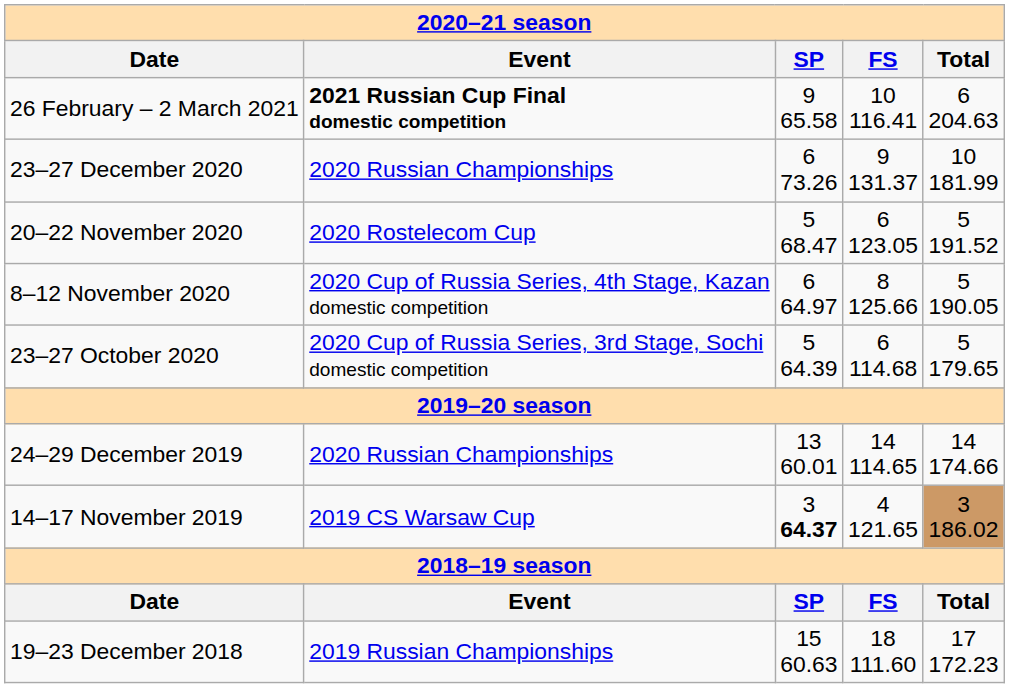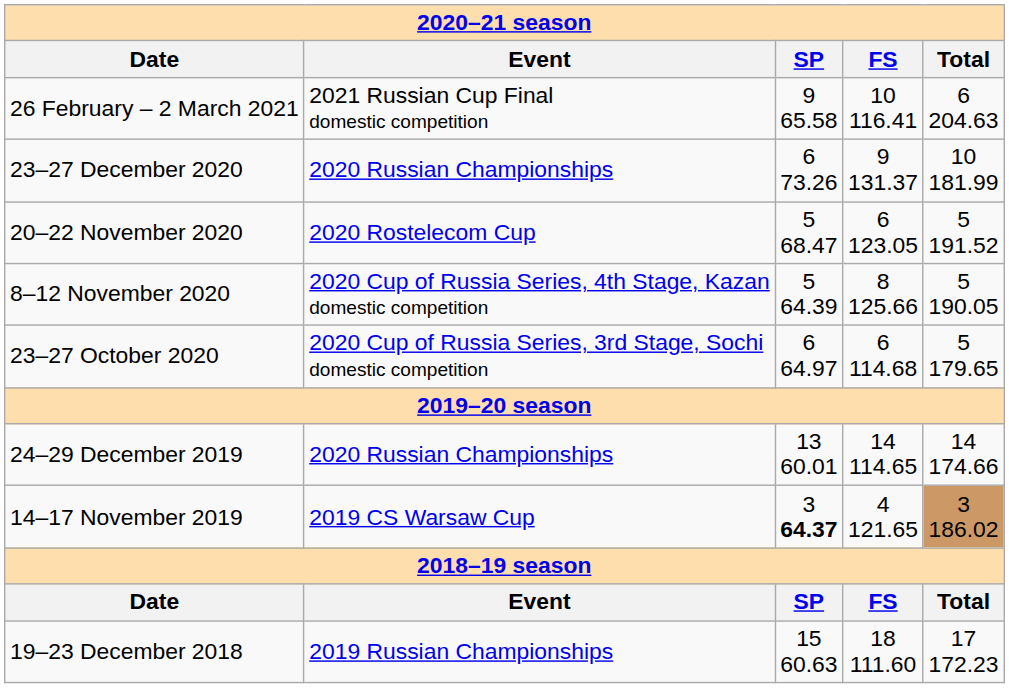(438, 108) bold -> (431, 108) normal
(809, 294) 6 64.97 -> (809, 294) 5 64.39
(809, 356) 5 64.39 -> (809, 356) 6 64.97
